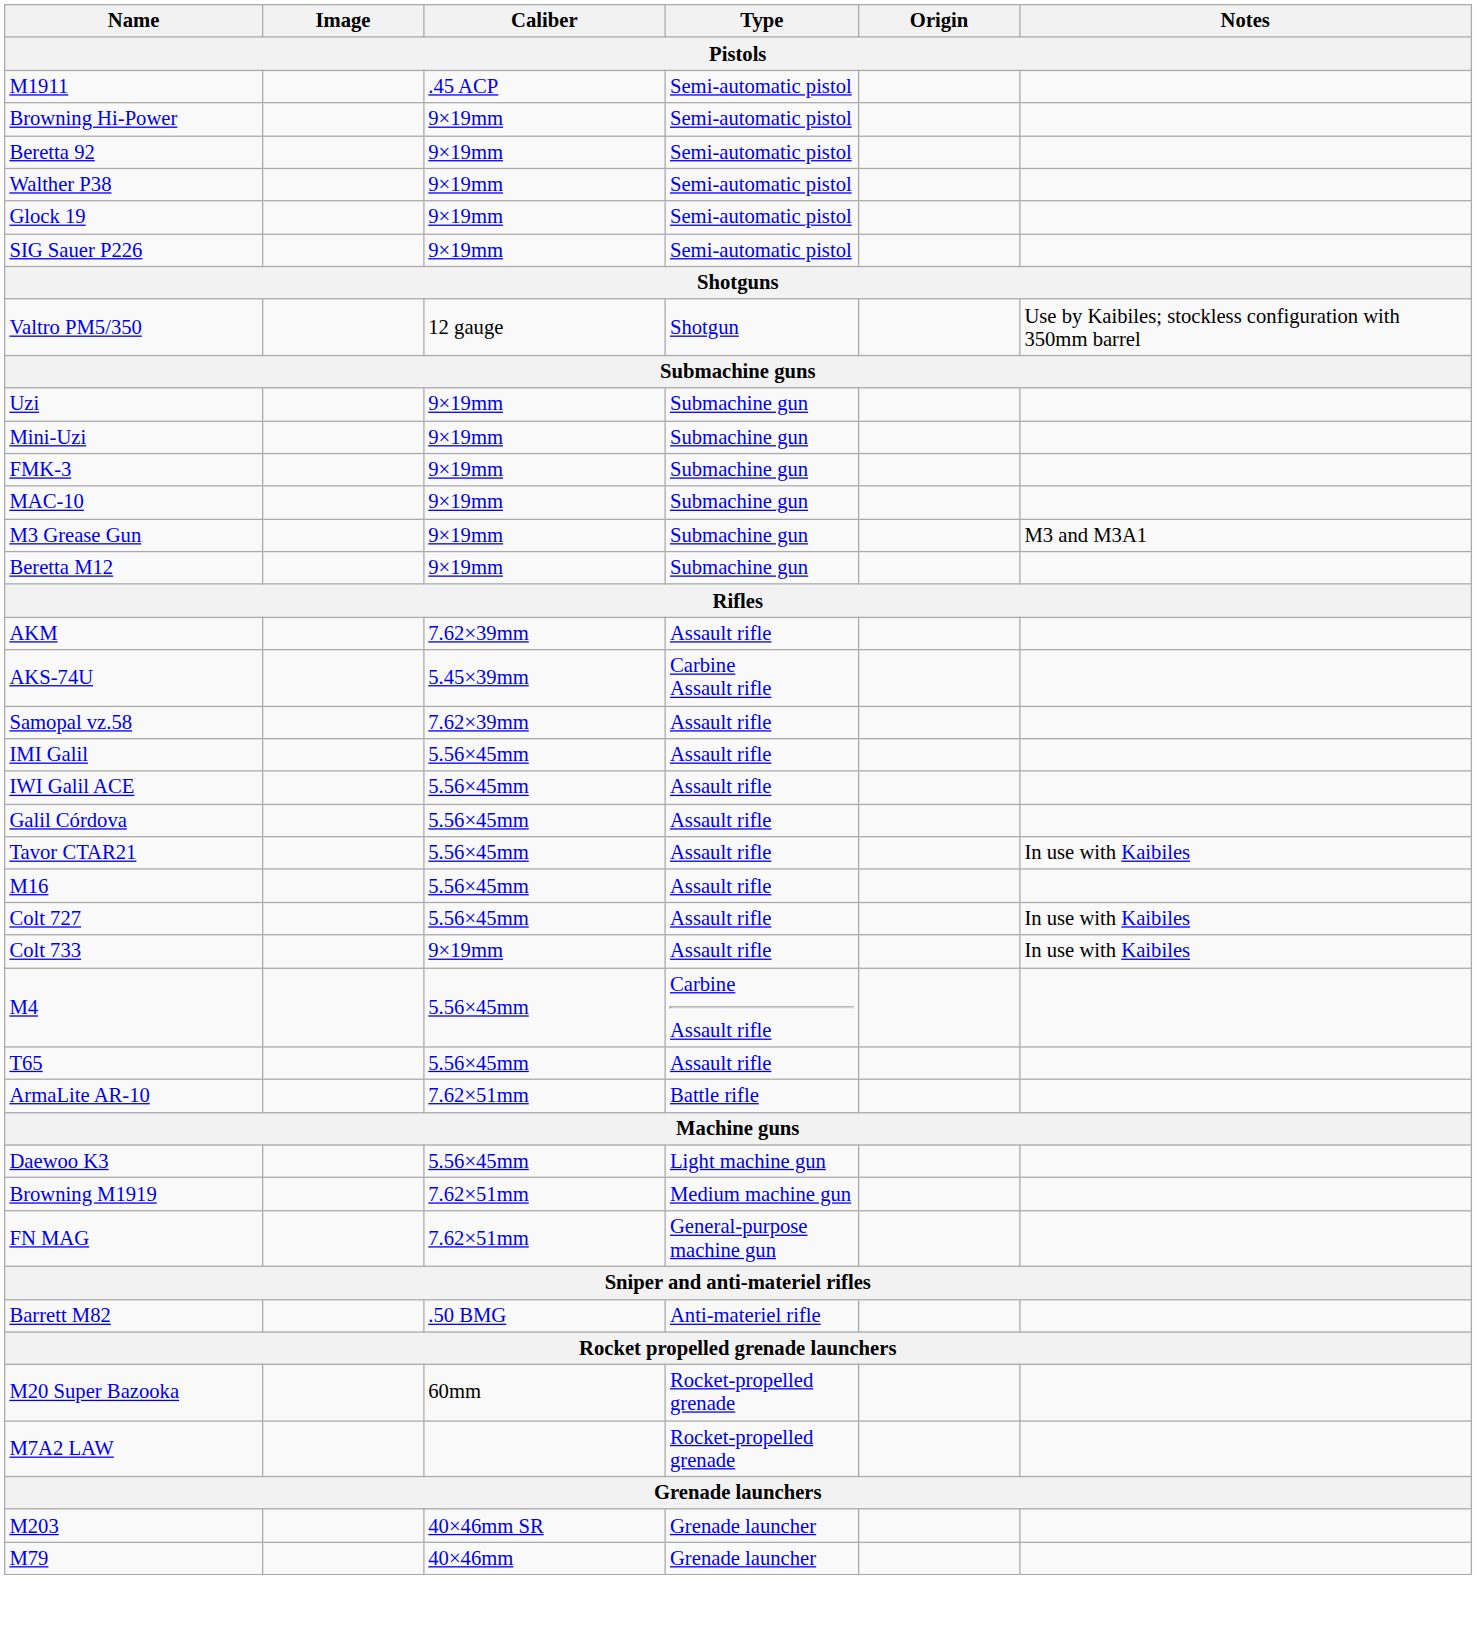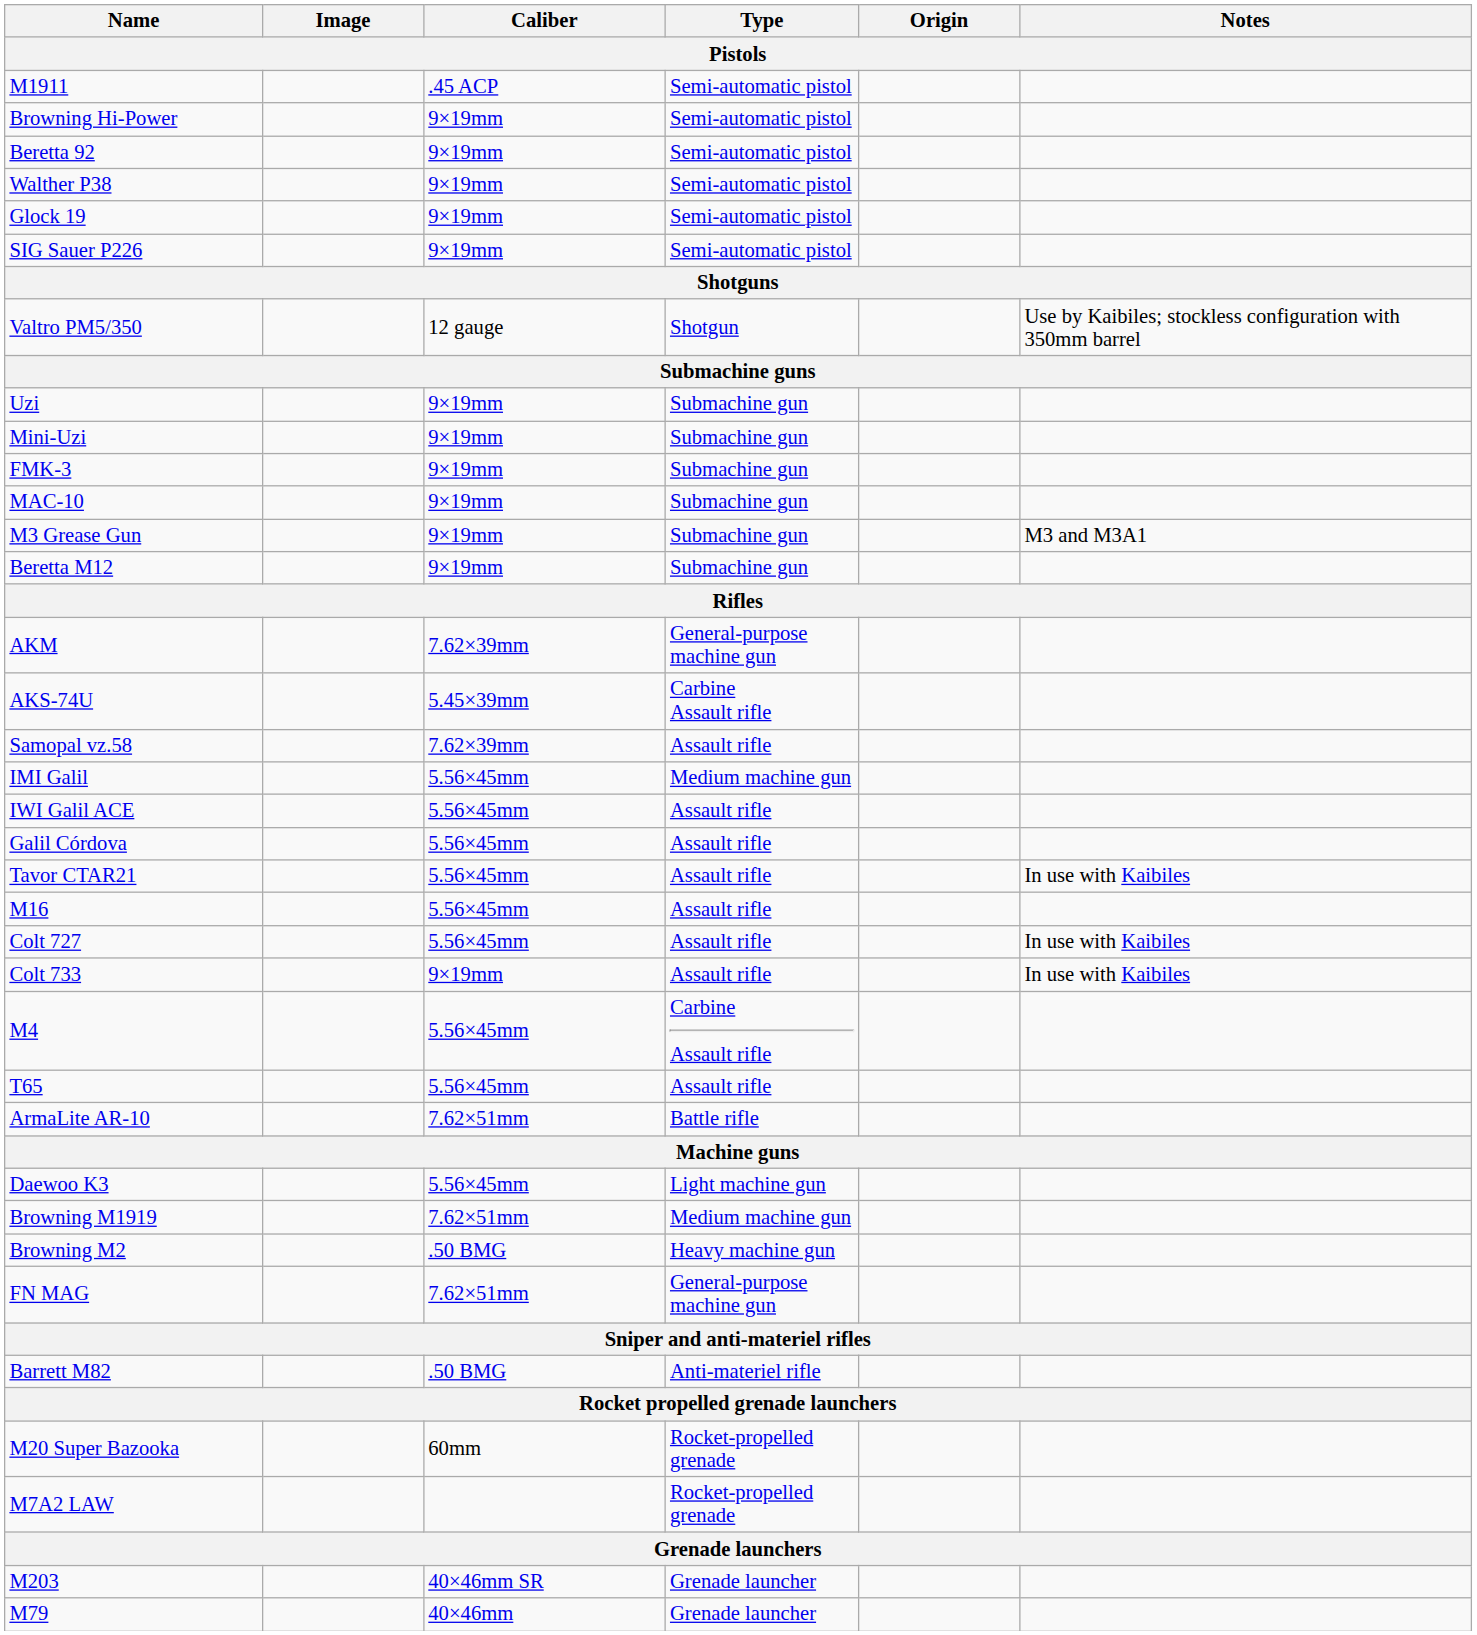(721, 633) Assault rifle -> (739, 644) General-purpose machine gun
(721, 754) Assault rifle -> (761, 777) Medium machine gun
+ row: (68, 1249)
